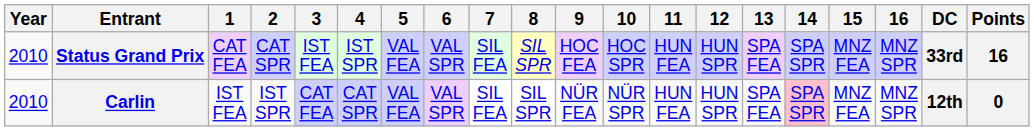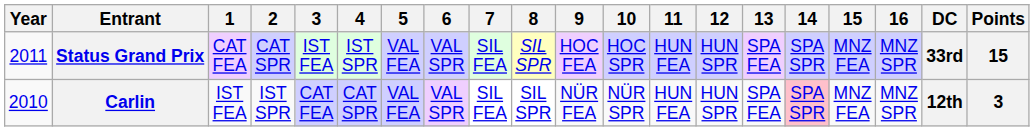(28, 55) 2010 -> (28, 55) 2011
(998, 55) 16 -> (998, 55) 15
(998, 102) 0 -> (998, 102) 3
